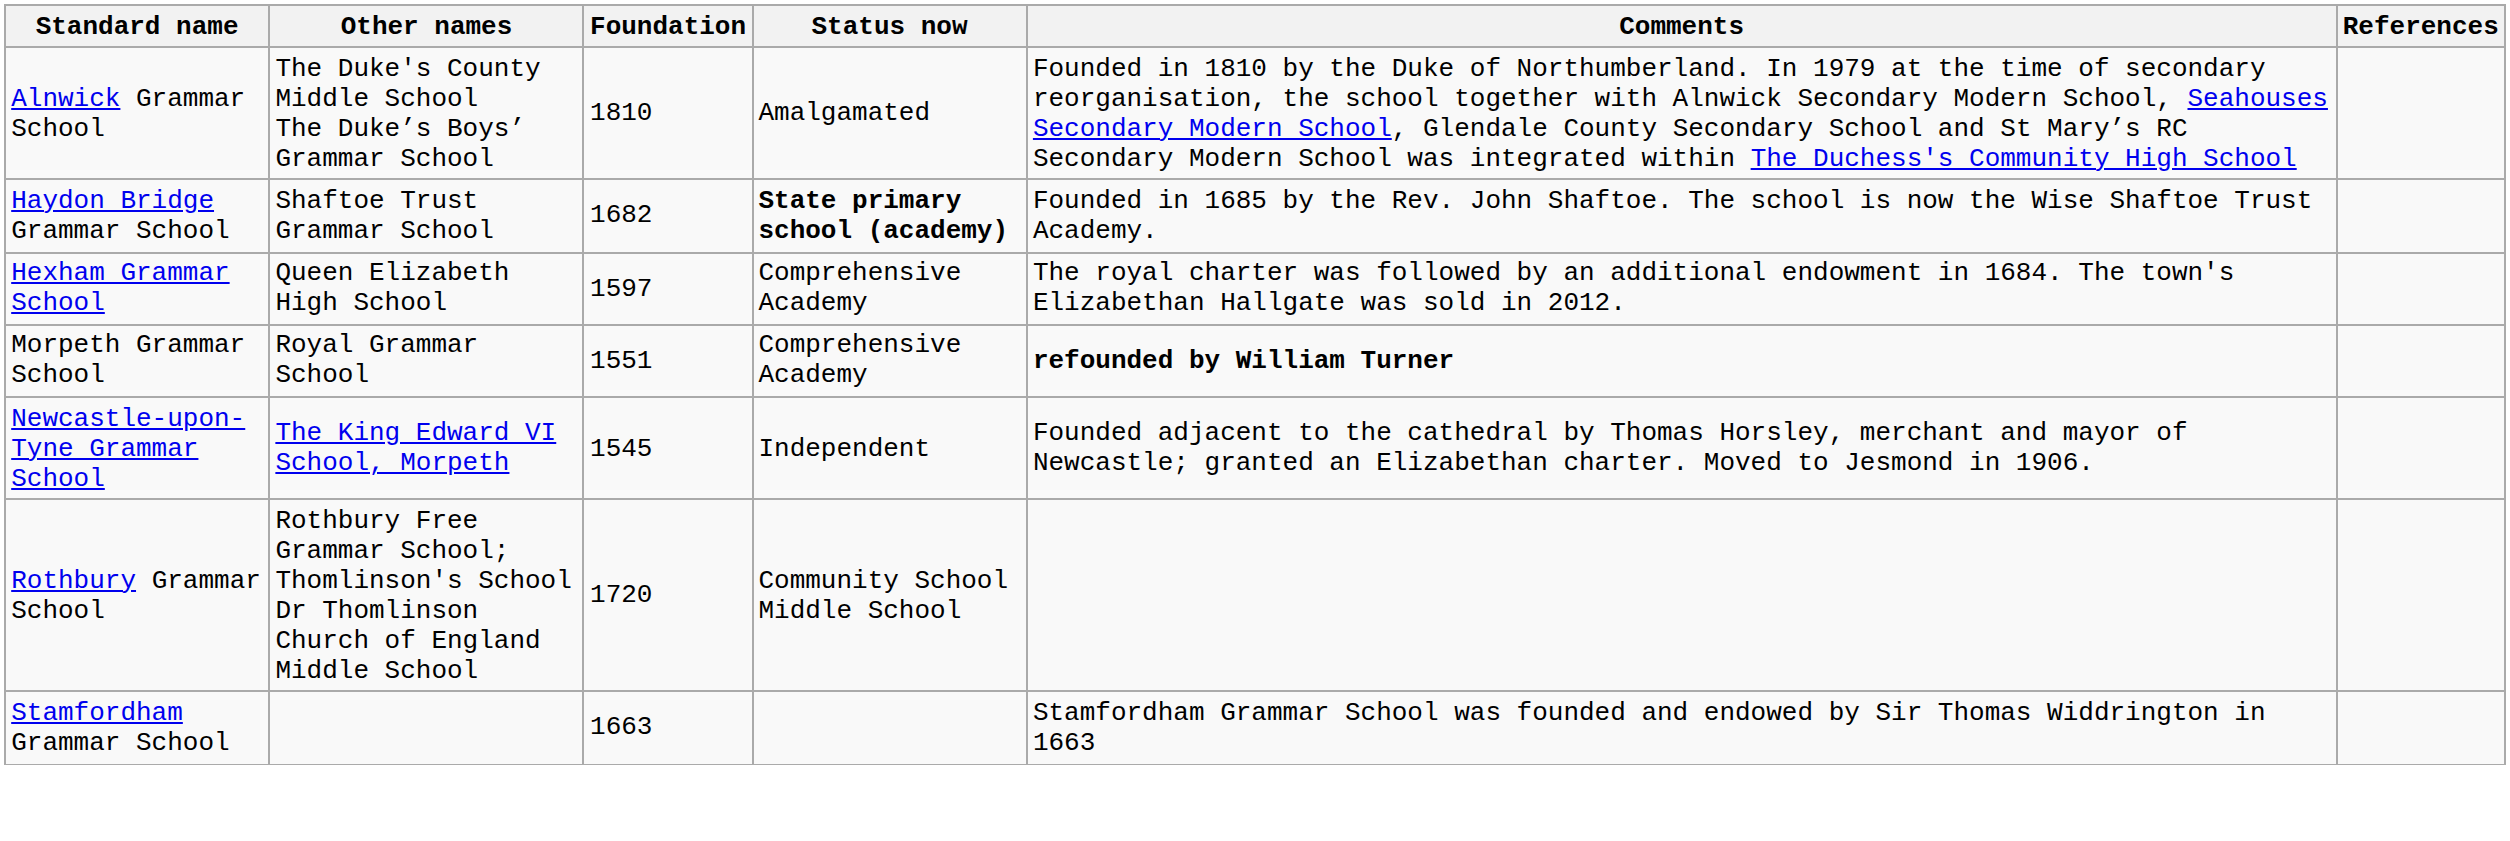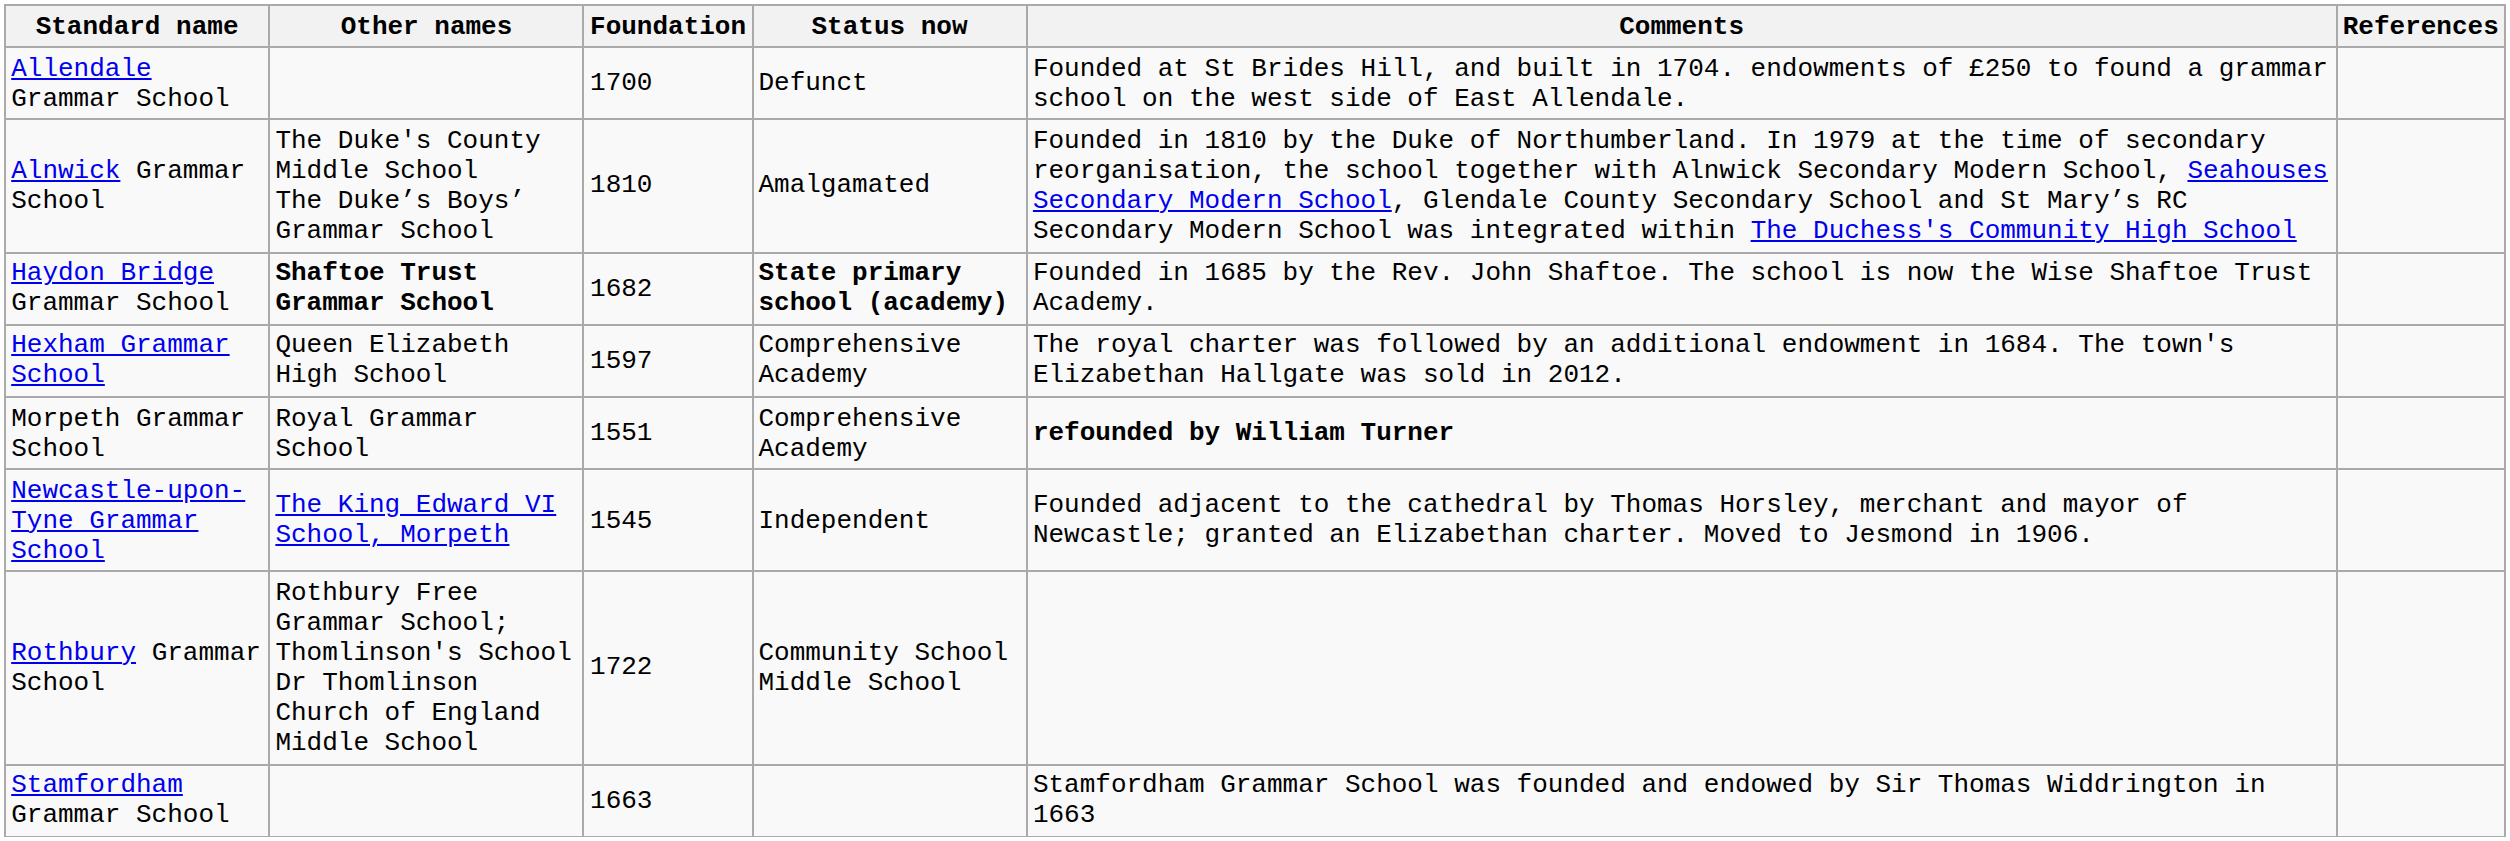+ row: (120, 84)
(385, 216) normal -> (385, 288) bold
(621, 595) 1720 -> (621, 668) 1722
